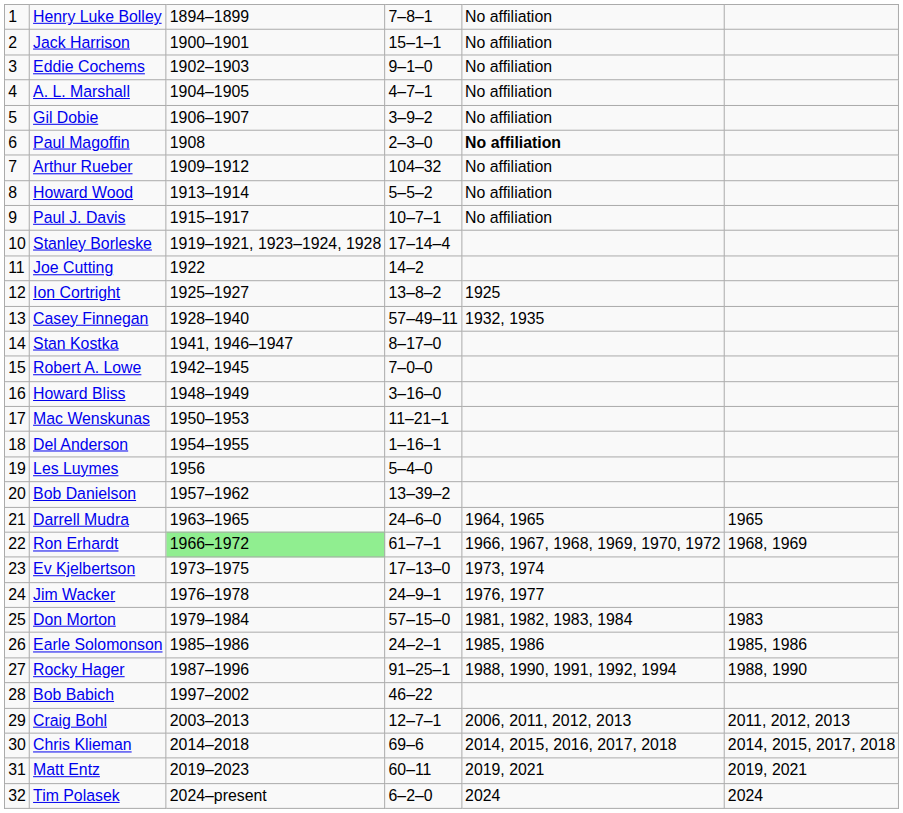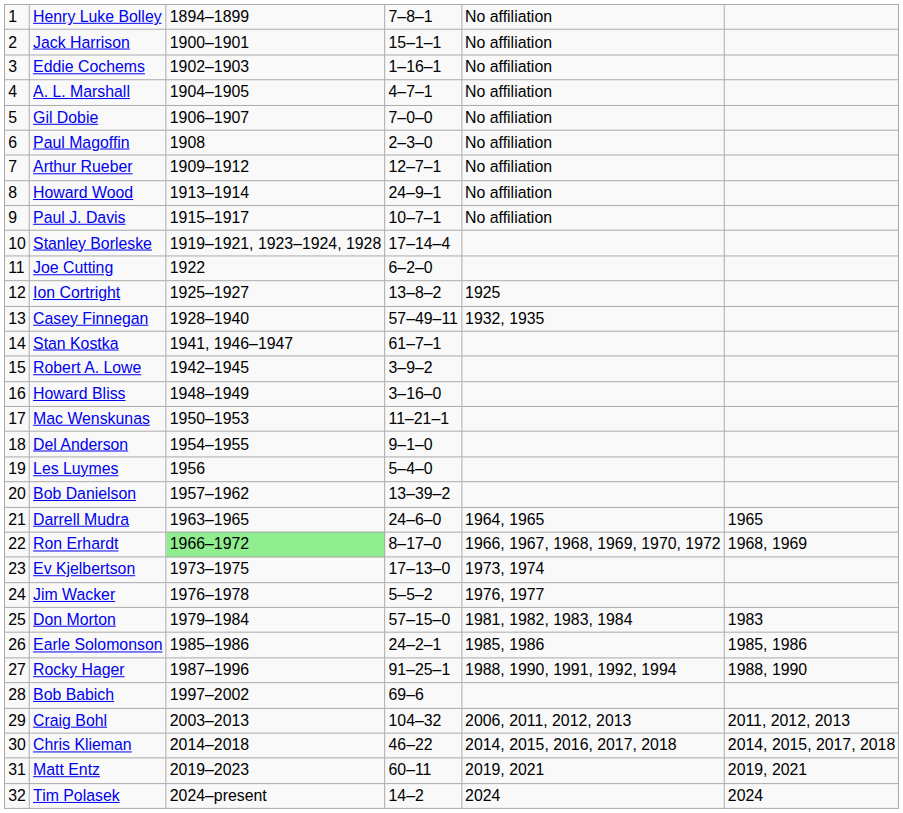(411, 67) 9–1–0 -> (415, 67) 1–16–1
(411, 117) 3–9–2 -> (411, 117) 7–0–0
(513, 142) bold -> (509, 142) normal
(415, 167) 104–32 -> (415, 167) 12–7–1
(411, 192) 5–5–2 -> (415, 192) 24–9–1
(406, 268) 14–2 -> (411, 268) 6–2–0
(415, 343) 8–17–0 -> (415, 343) 61–7–1
(411, 368) 7–0–0 -> (411, 368) 3–9–2
(415, 444) 1–16–1 -> (411, 444) 9–1–0
(415, 544) 61–7–1 -> (415, 544) 8–17–0
(415, 594) 24–9–1 -> (411, 594) 5–5–2
(411, 695) 46–22 -> (406, 695) 69–6
(415, 720) 12–7–1 -> (415, 720) 104–32
(406, 745) 69–6 -> (411, 745) 46–22
(411, 795) 6–2–0 -> (406, 795) 14–2
